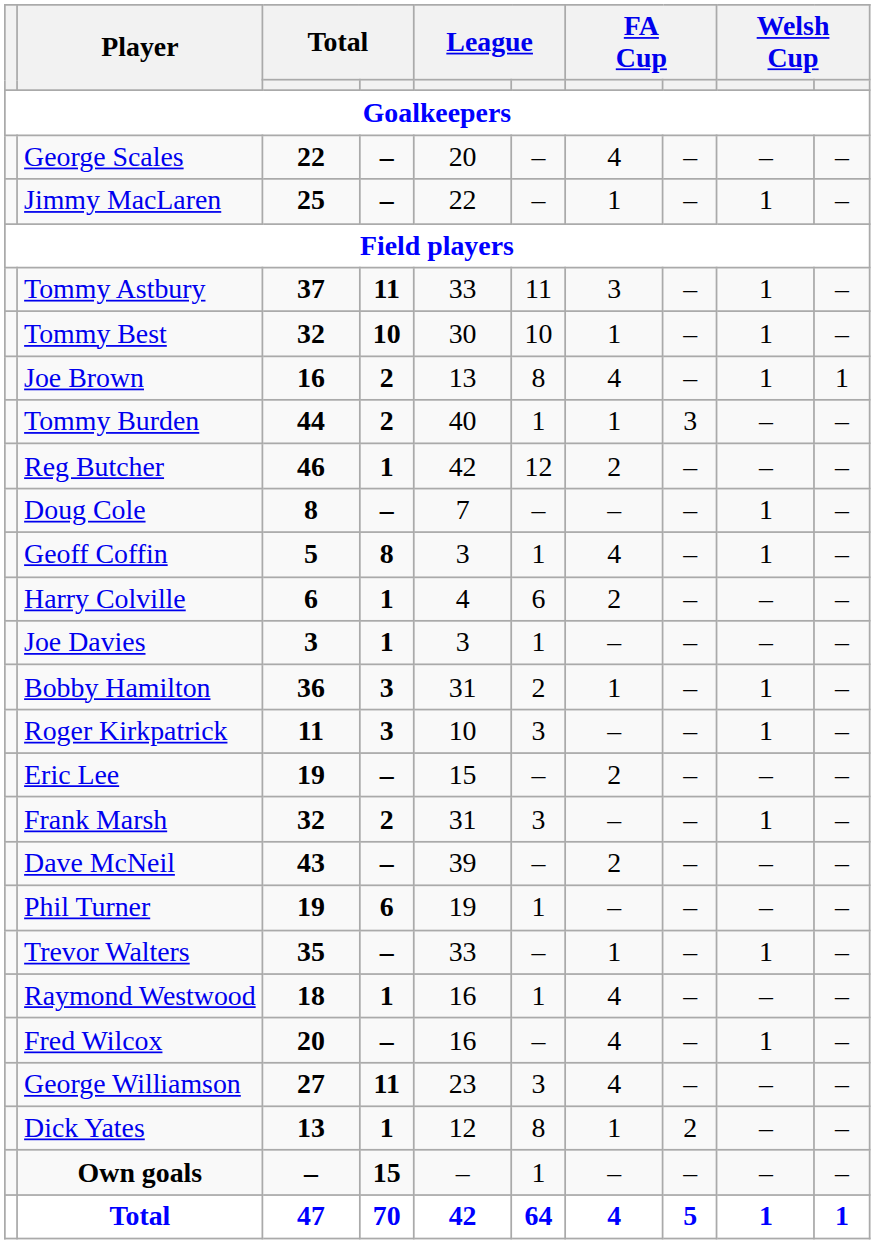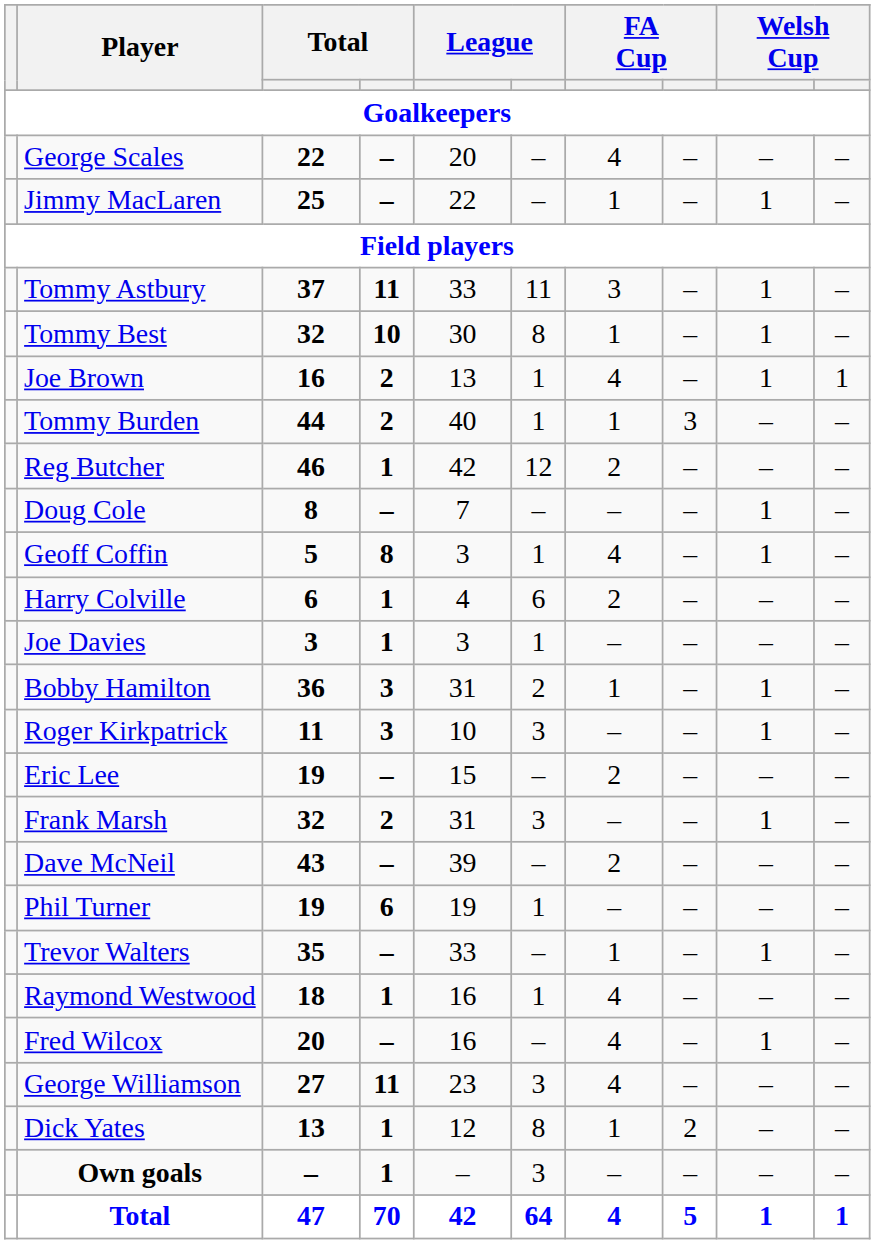(538, 333) 10 -> (538, 333) 8
(538, 377) 8 -> (538, 377) 1
(387, 1172) 15 -> (387, 1172) 1
(538, 1172) 1 -> (538, 1172) 3
